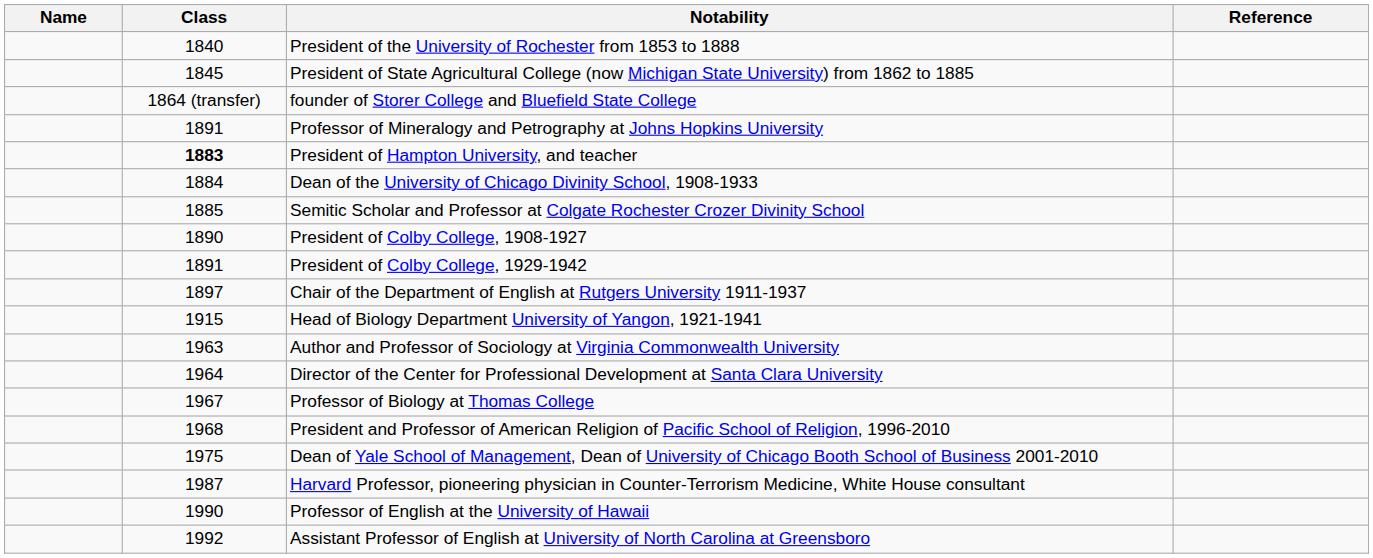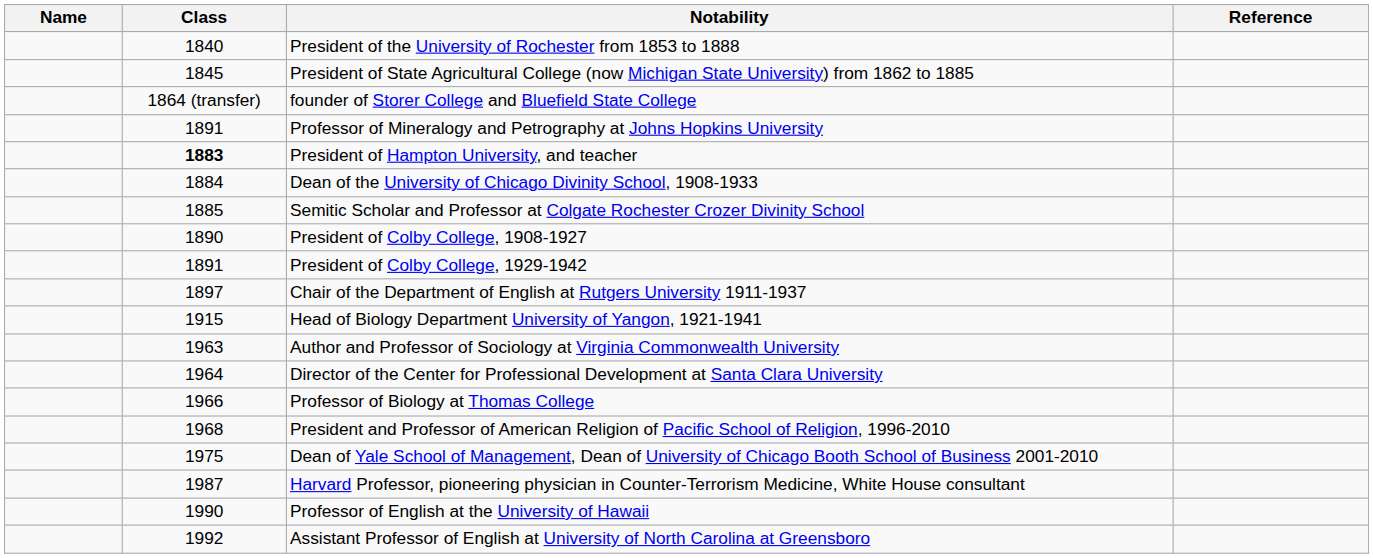(204, 401) 1967 -> (204, 401) 1966
